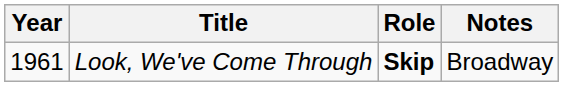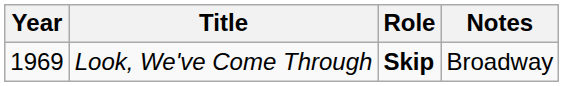(37, 61) 1961 -> (37, 61) 1969
